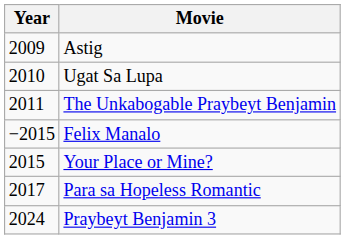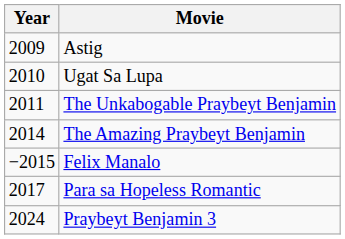+ row: (184, 133)
- row: (138, 162)
